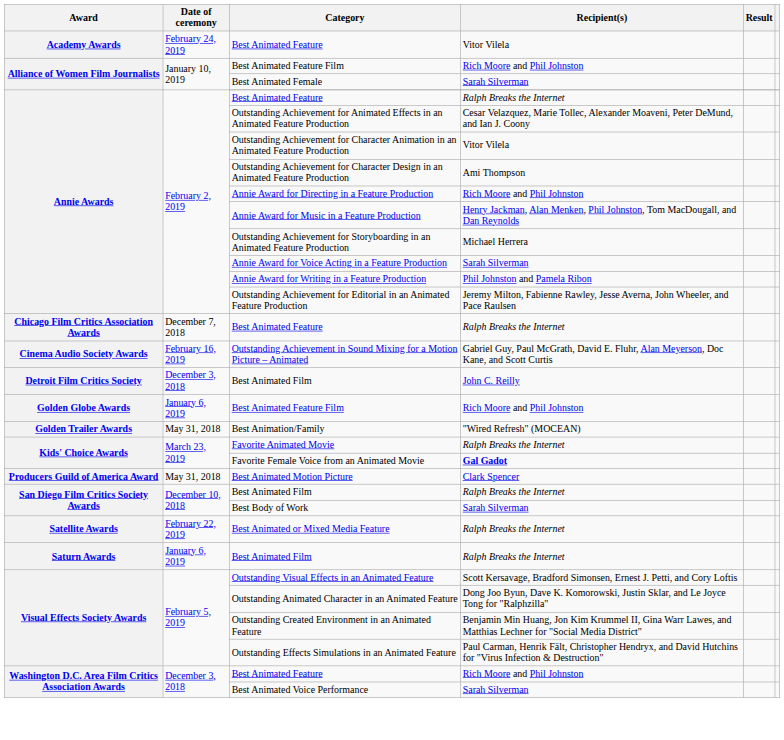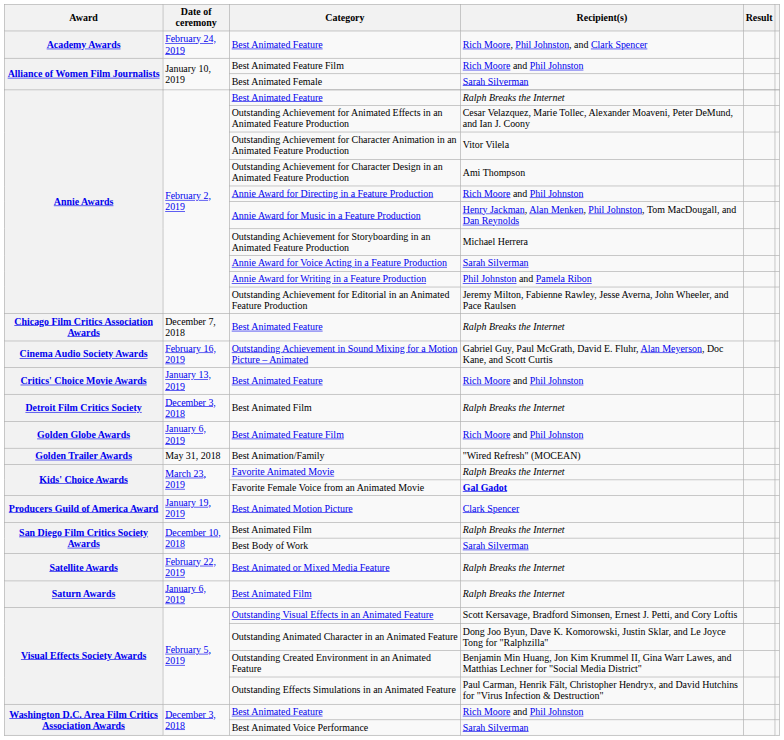(486, 44) Vitor Vilela -> (555, 44) Rich Moore, Phil Johnston, and Clark Spencer
+ row: (84, 381)
(491, 381) John C. Reilly -> (514, 408) Ralph Breaks the Internet
(193, 476) May 31, 2018 -> (188, 509) January 19, 2019
